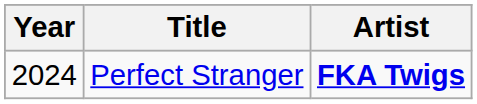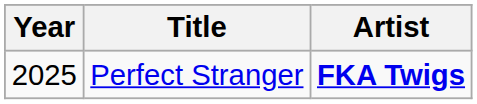(44, 74) 2024 -> (44, 74) 2025
